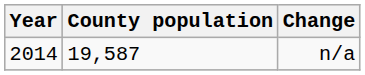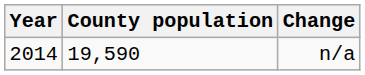(104, 54) 19,587 -> (104, 54) 19,590
